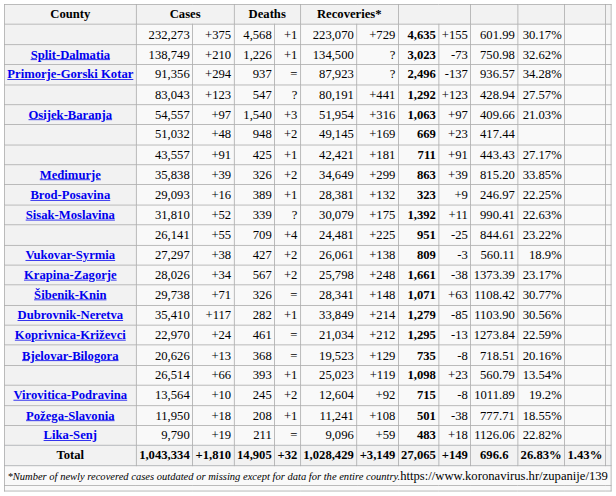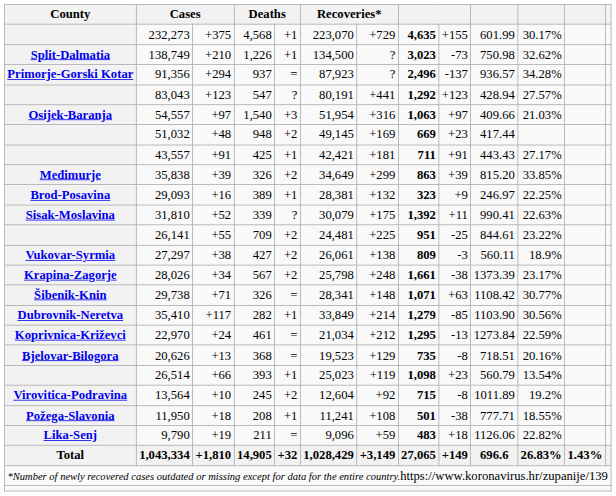(291, 235) +4 -> (291, 235) +2
